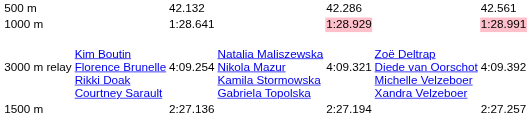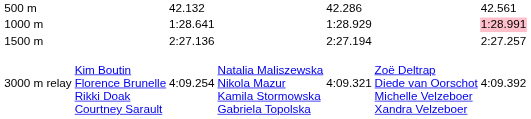(349, 24) pink background -> (349, 24) no background
rows swapped: (24, 109) <-> (38, 67)
